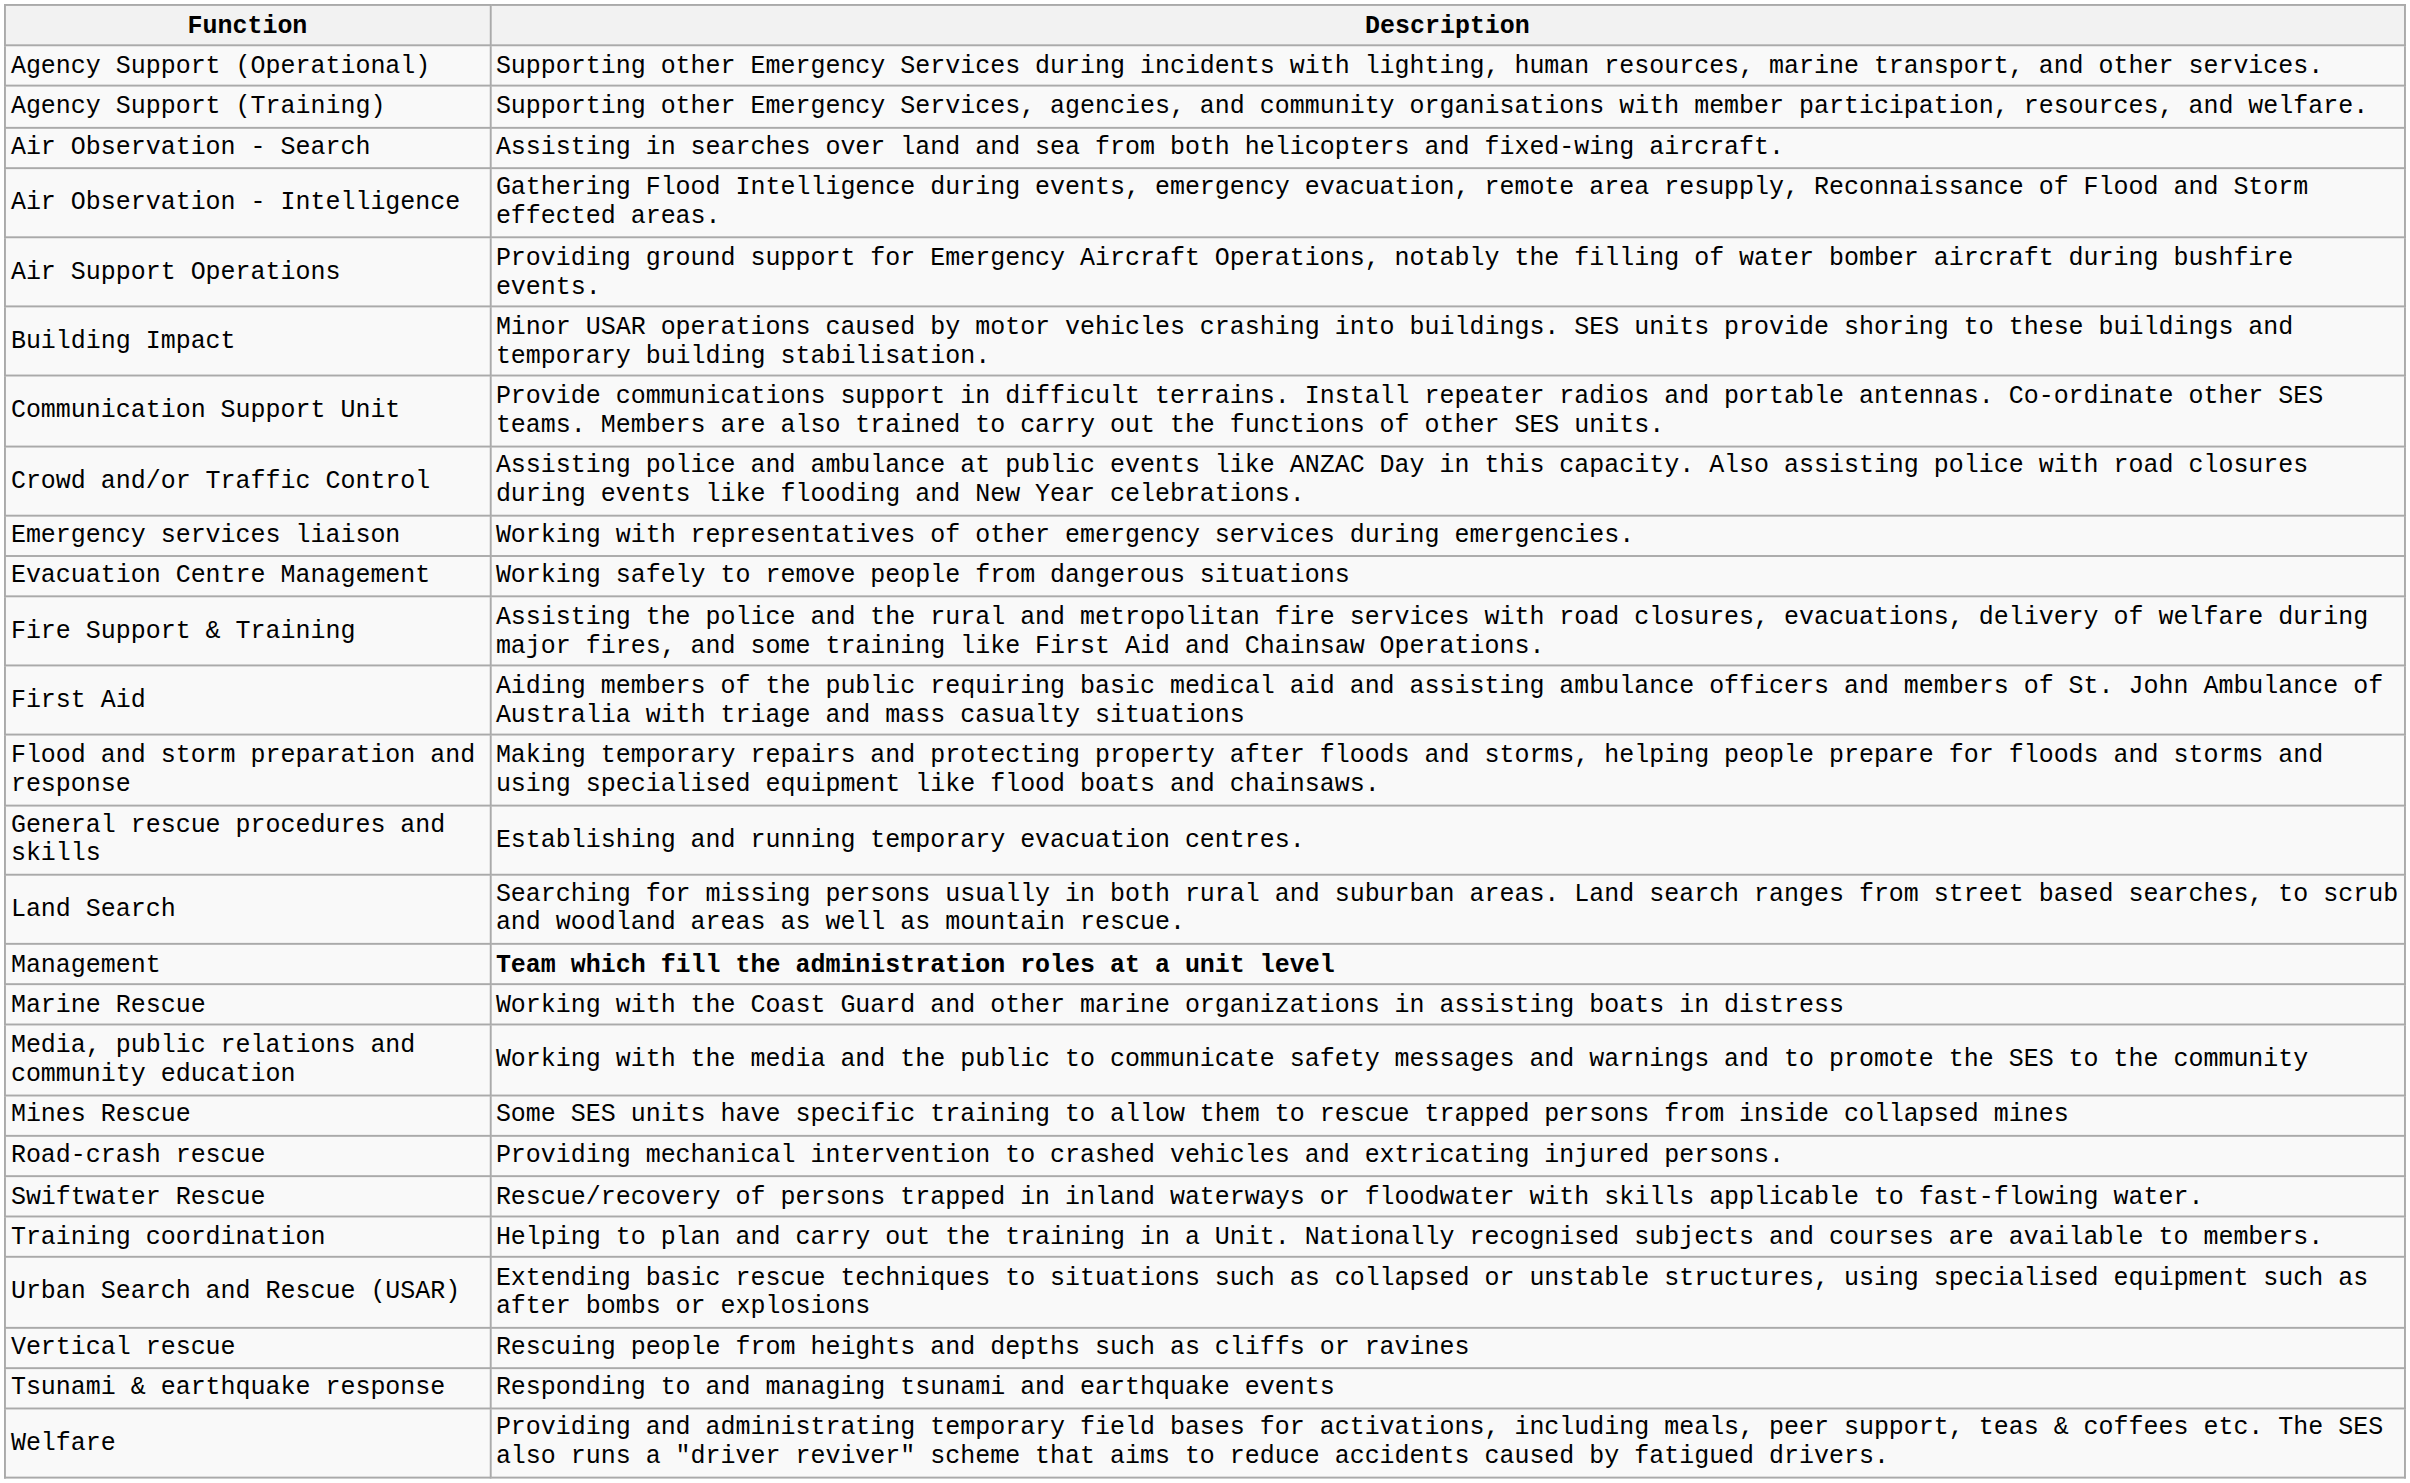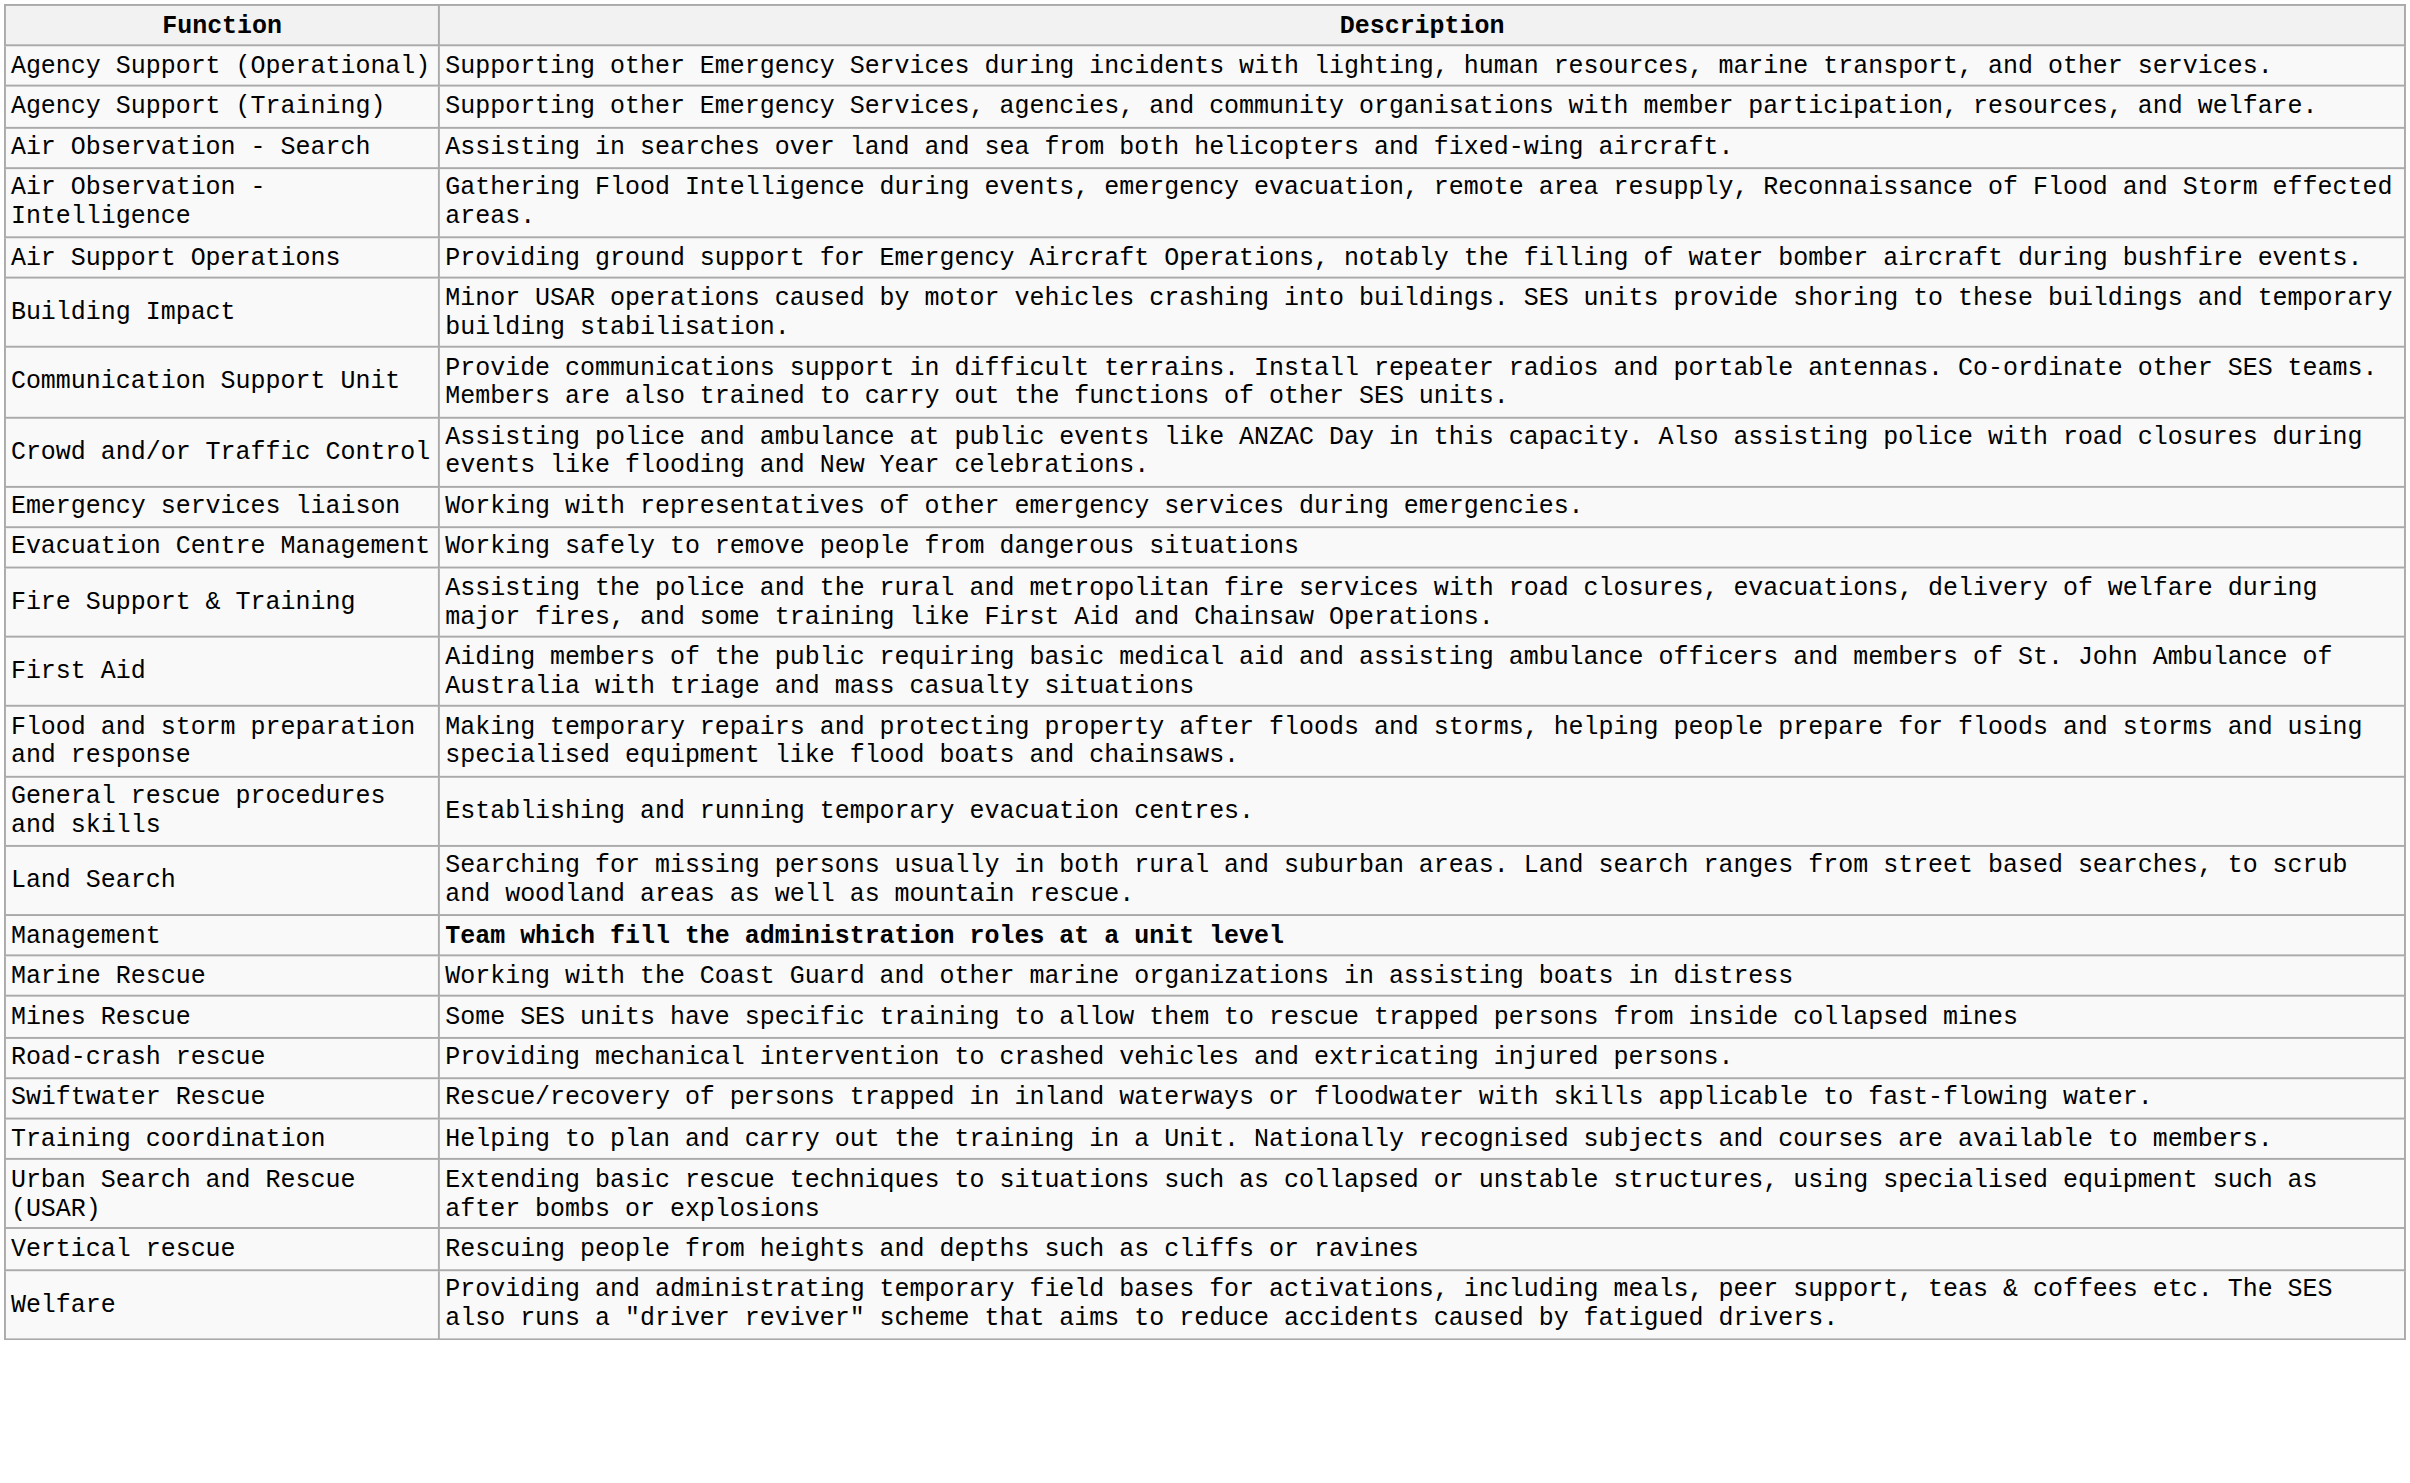- row: (213, 1060)
- row: (228, 1388)
